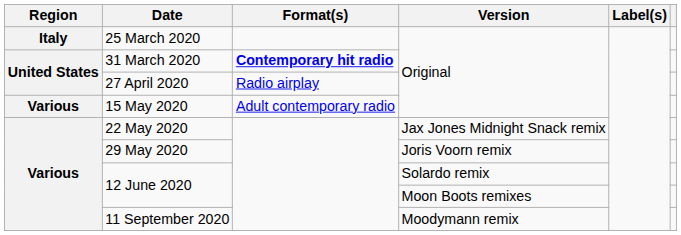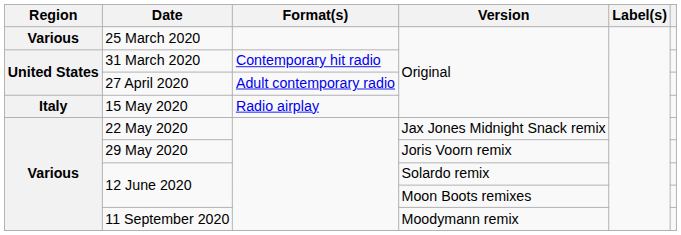(53, 38) Italy -> (53, 38) Various
(315, 60) bold -> (308, 60) normal
(277, 83) Radio airplay -> (315, 83) Adult contemporary radio
(53, 106) Various -> (53, 106) Italy
(315, 106) Adult contemporary radio -> (277, 106) Radio airplay
